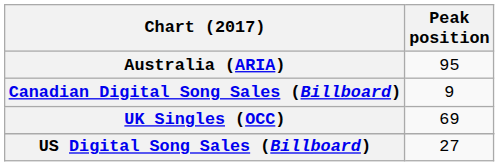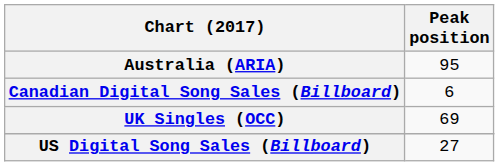(449, 92) 9 -> (449, 92) 6
